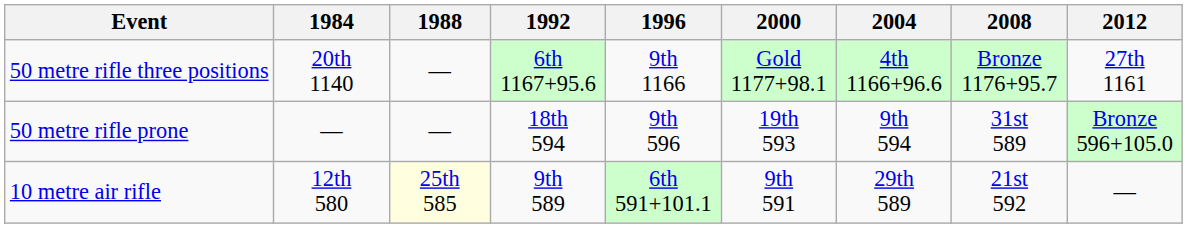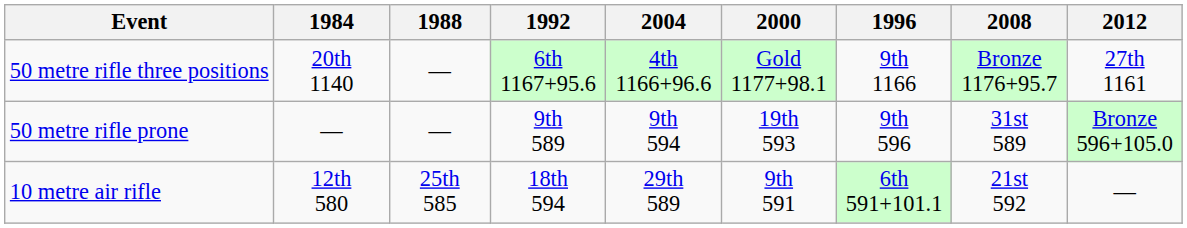columns swapped: (663, 22) <-> (894, 22)
(548, 131) 18th 594 -> (548, 131) 9th 589
(440, 191) lightyellow background -> (440, 191) no background
(548, 191) 9th 589 -> (548, 191) 18th 594
